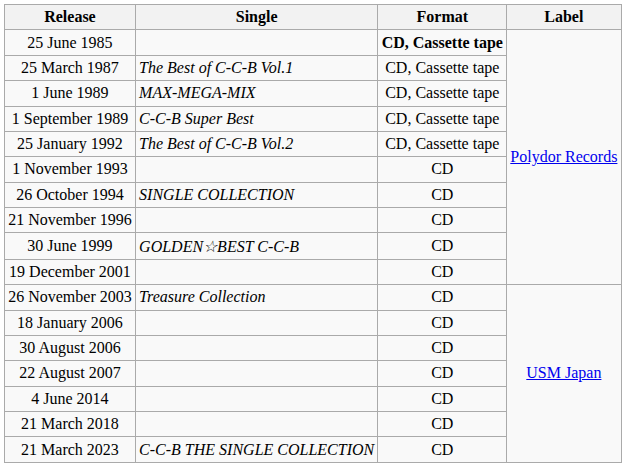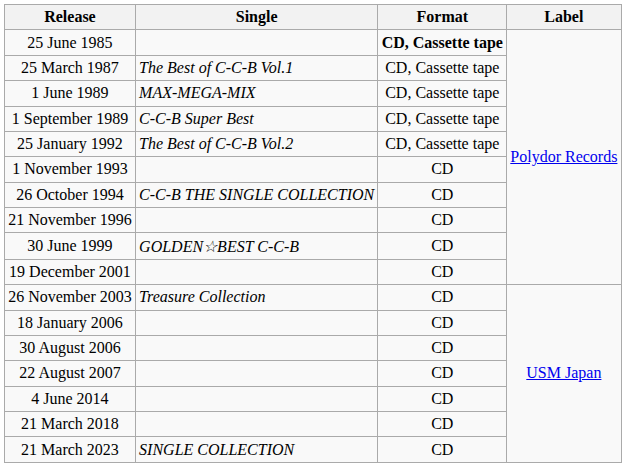(217, 194) SINGLE COLLECTION -> (257, 194) C-C-B THE SINGLE COLLECTION
(257, 449) C-C-B THE SINGLE COLLECTION -> (217, 449) SINGLE COLLECTION
